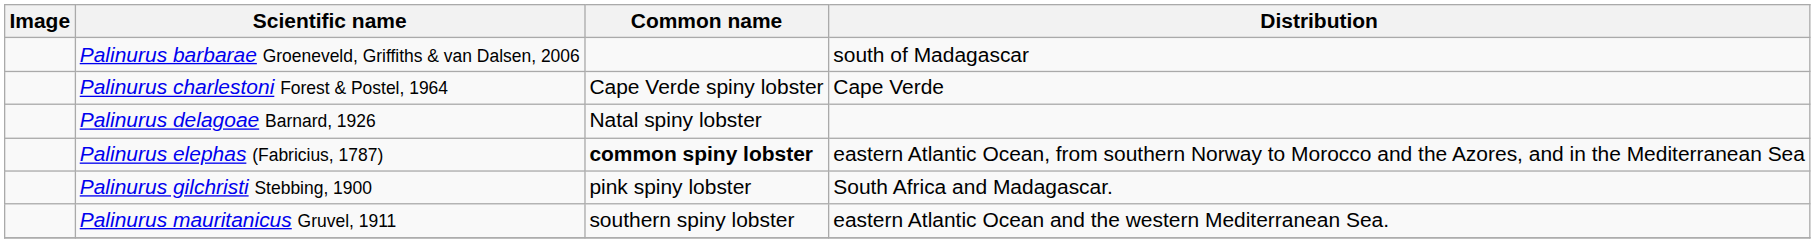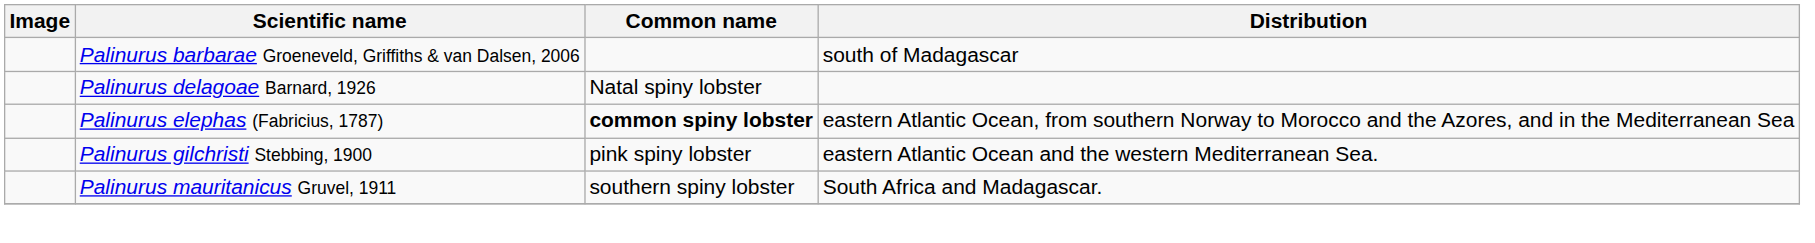- row: (264, 87)
(973, 187) South Africa and Madagascar. -> (1101, 154) eastern Atlantic Ocean and the western Mediterranean Sea.
(1111, 220) eastern Atlantic Ocean and the western Mediterranean Sea. -> (962, 187) South Africa and Madagascar.
